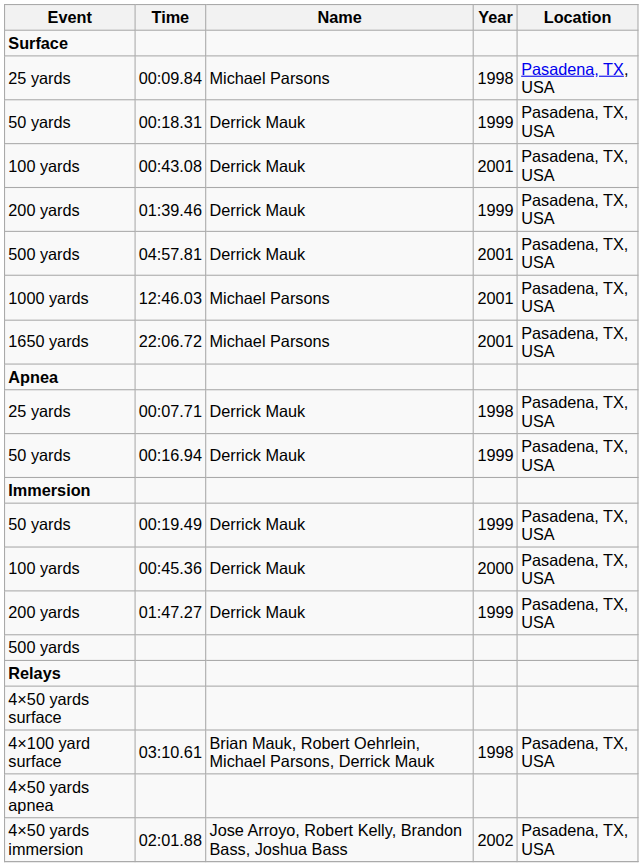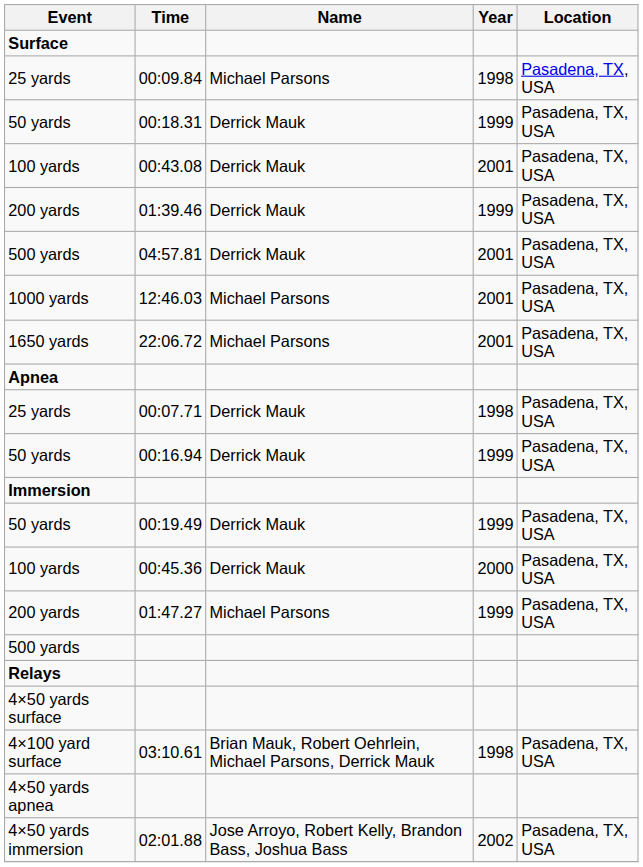(257, 613) Derrick Mauk -> (270, 613) Michael Parsons
